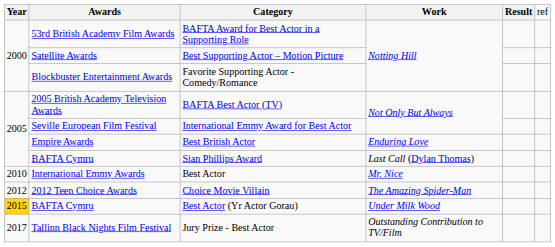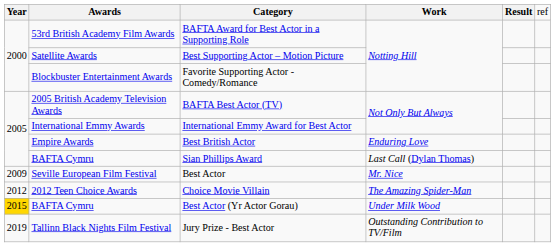(94, 126) Seville European Film Festival -> (88, 126) International Emmy Awards
(17, 174) 2010 -> (17, 174) 2009
(88, 174) International Emmy Awards -> (94, 174) Seville European Film Festival
(17, 228) 2017 -> (17, 228) 2019
